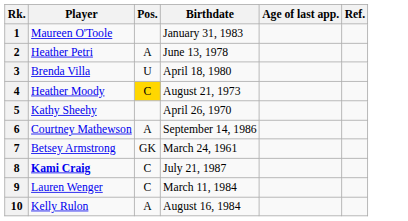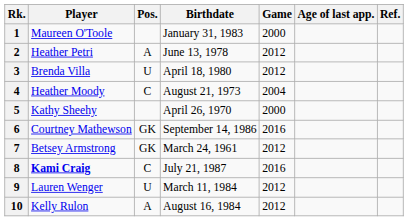+ column: (277, 14)
(147, 91) gold background -> (147, 91) no background
(147, 129) A -> (147, 129) GK
(147, 187) C -> (147, 187) U
